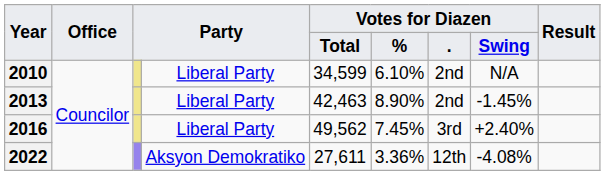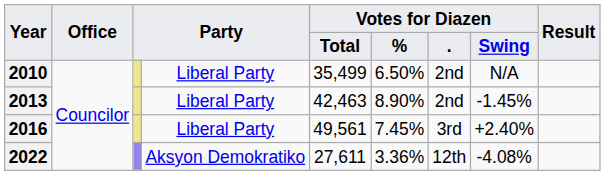(340, 74) 34,599 -> (340, 74) 35,499
(399, 74) 6.10% -> (399, 74) 6.50%
(340, 129) 49,562 -> (340, 129) 49,561
